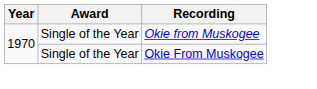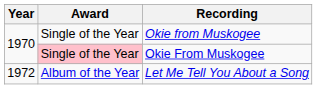(90, 53) no background -> (90, 53) pink background
+ row: (227, 73)
